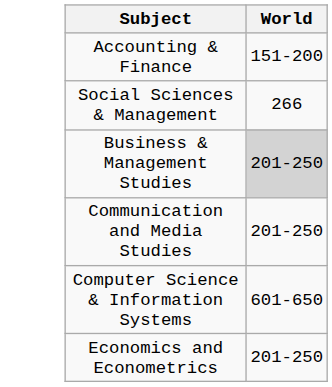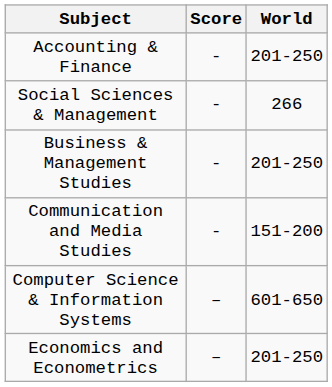+ column: (216, 19)
(287, 57) 151-200 -> (287, 57) 201-250
(287, 163) lightgrey background -> (287, 163) no background
(287, 232) 201-250 -> (287, 232) 151-200
